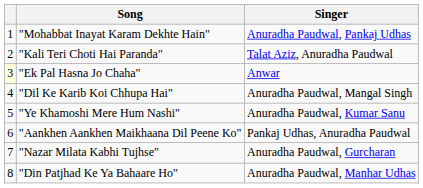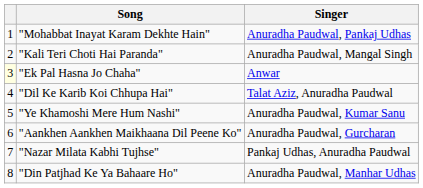(320, 54) Talat Aziz, Anuradha Paudwal -> (330, 54) Anuradha Paudwal, Mangal Singh
(330, 93) Anuradha Paudwal, Mangal Singh -> (320, 93) Talat Aziz, Anuradha Paudwal
(329, 133) Pankaj Udhas, Anuradha Paudwal -> (321, 133) Anuradha Paudwal, Gurcharan
(321, 153) Anuradha Paudwal, Gurcharan -> (329, 153) Pankaj Udhas, Anuradha Paudwal
